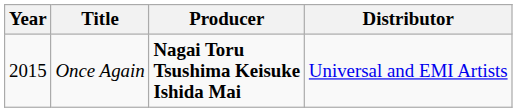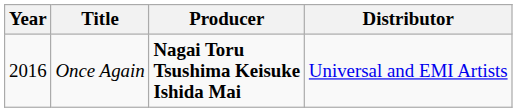(28, 70) 2015 -> (28, 70) 2016
